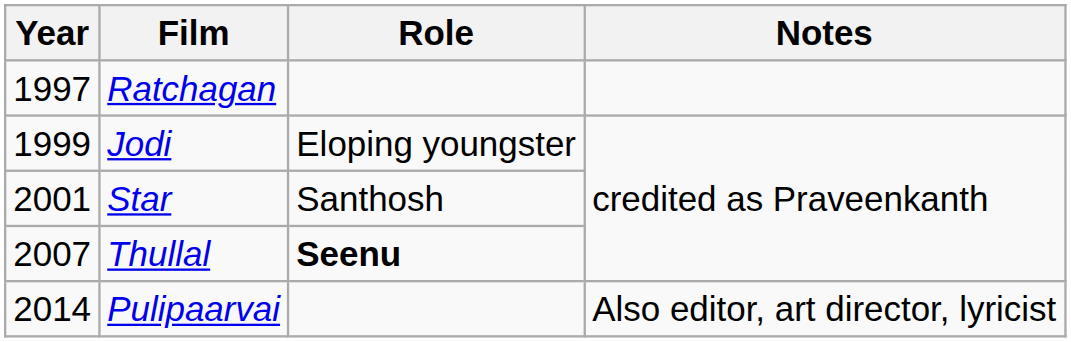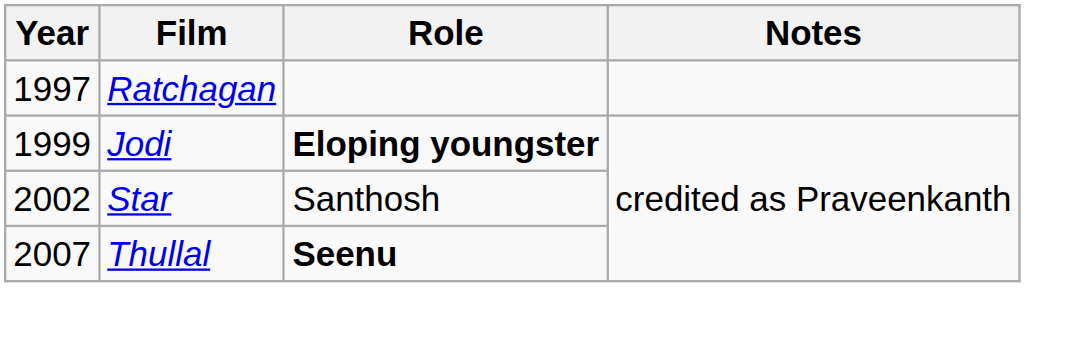(436, 144) normal -> (446, 144) bold
(52, 199) 2001 -> (52, 199) 2002
- row: (194, 310)
